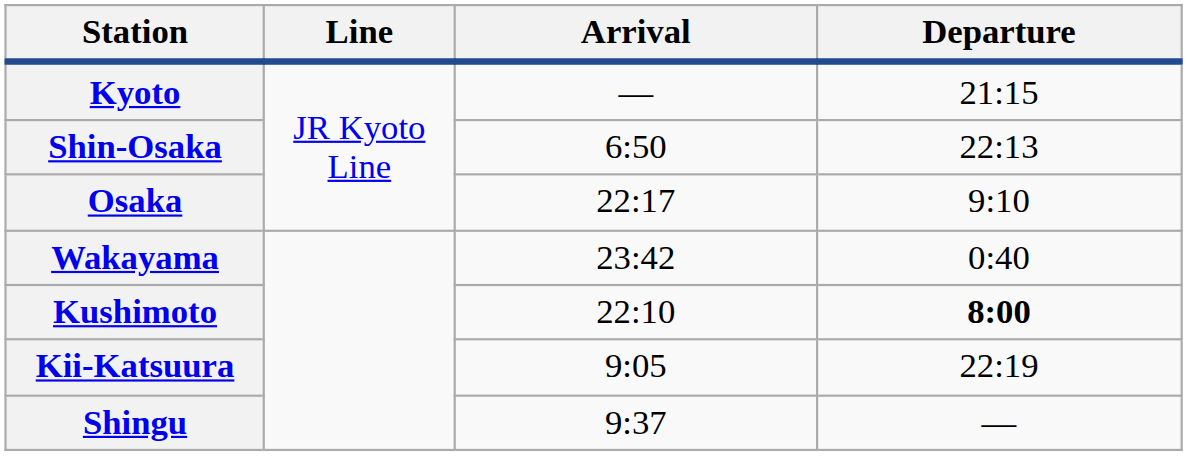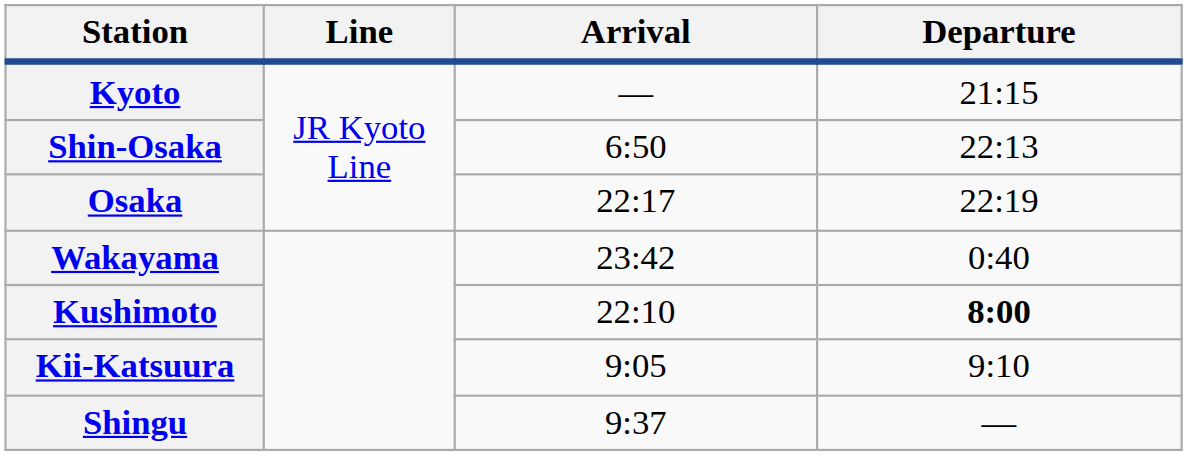(999, 201) 9:10 -> (999, 201) 22:19
(999, 366) 22:19 -> (999, 366) 9:10
